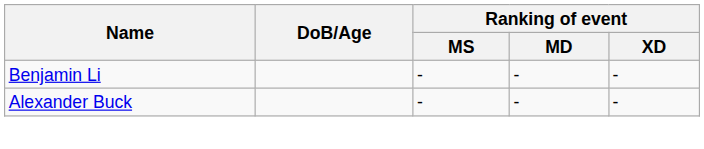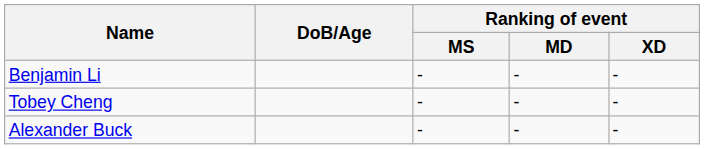+ row: (61, 102)
